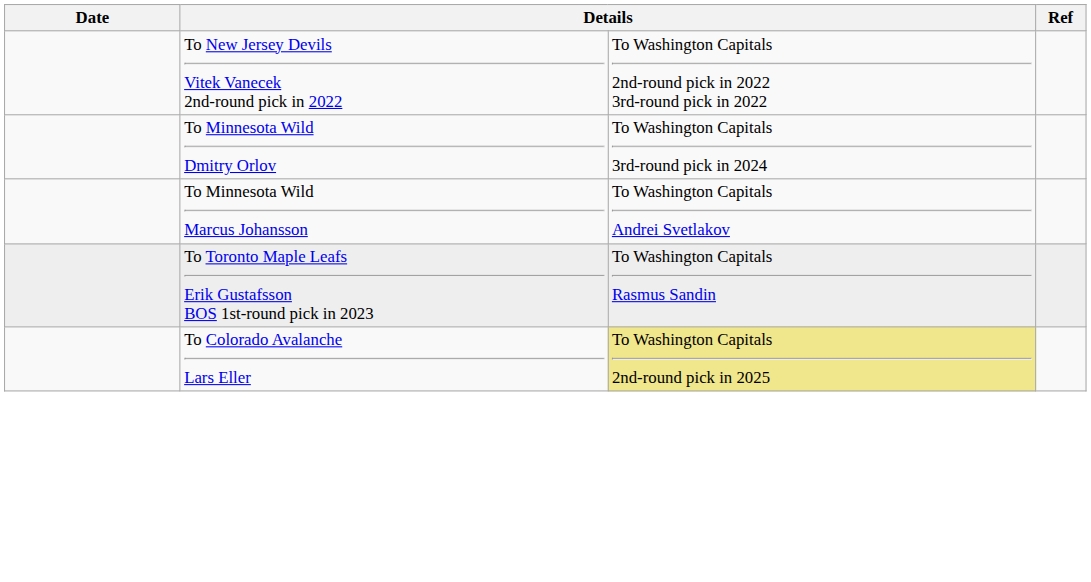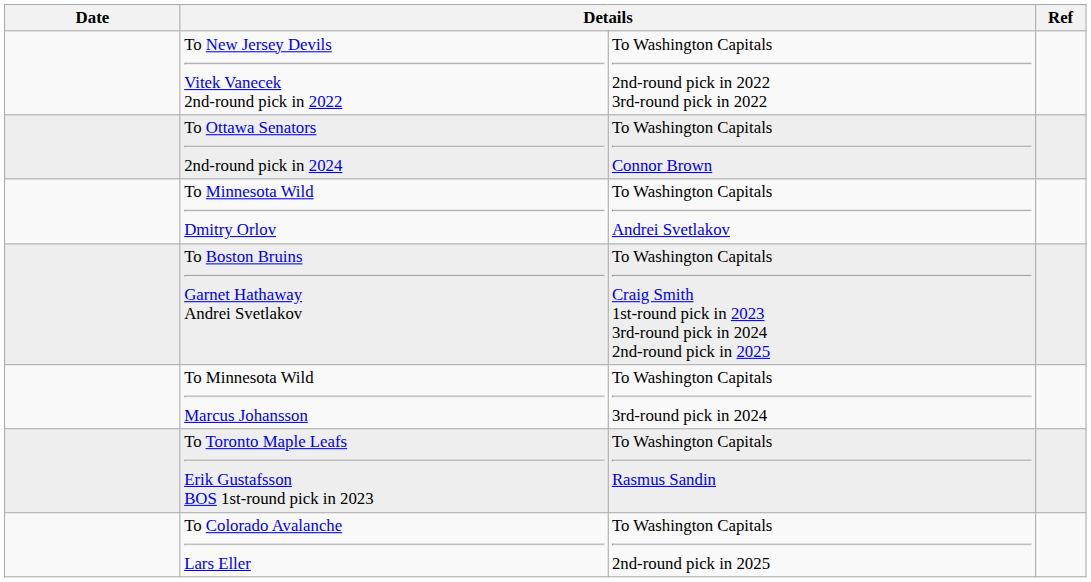+ row: (394, 146)
(822, 146) To Washington Capitals 3rd-round pick in 2024 -> (822, 211) To Washington Capitals Andrei Svetlakov
+ row: (394, 285)
(822, 211) To Washington Capitals Andrei Svetlakov -> (822, 396) To Washington Capitals 3rd-round pick in 2024
(822, 358) khaki background -> (822, 544) no background
